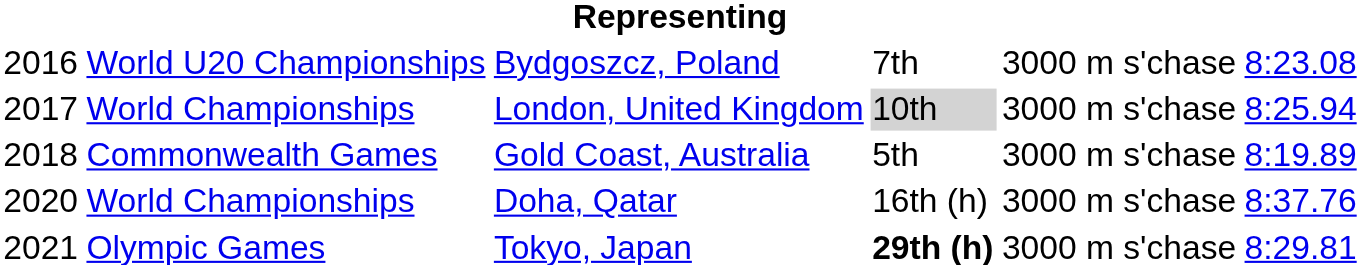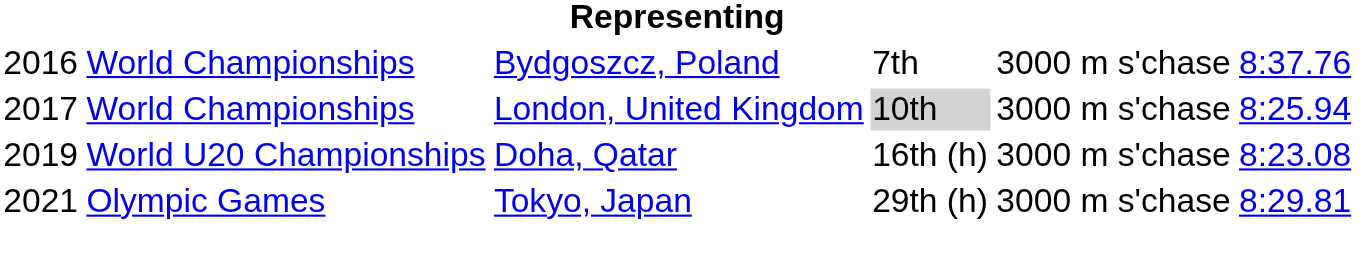(286, 62) World U20 Championships -> (250, 62) World Championships
(1301, 62) 8:23.08 -> (1295, 62) 8:37.76
- row: (652, 155)
(41, 201) 2020 -> (41, 155) 2019
(250, 201) World Championships -> (286, 155) World U20 Championships
(1301, 201) 8:37.76 -> (1295, 155) 8:23.08
(933, 247) bold -> (930, 201) normal
